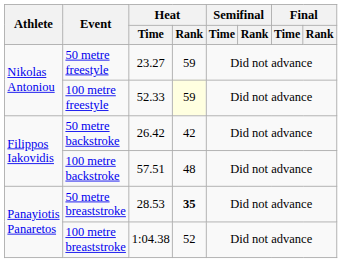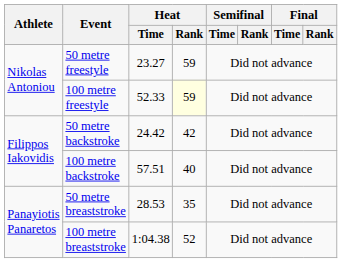(151, 133) 26.42 -> (151, 133) 24.42
(189, 169) 48 -> (189, 169) 40
(189, 204) bold -> (189, 204) normal
